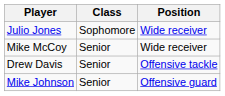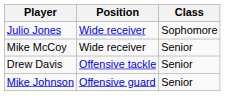columns swapped: (107, 13) <-> (179, 13)
